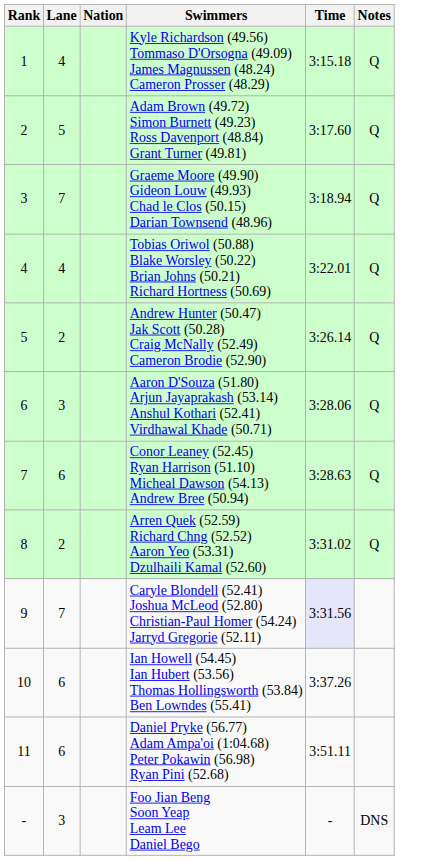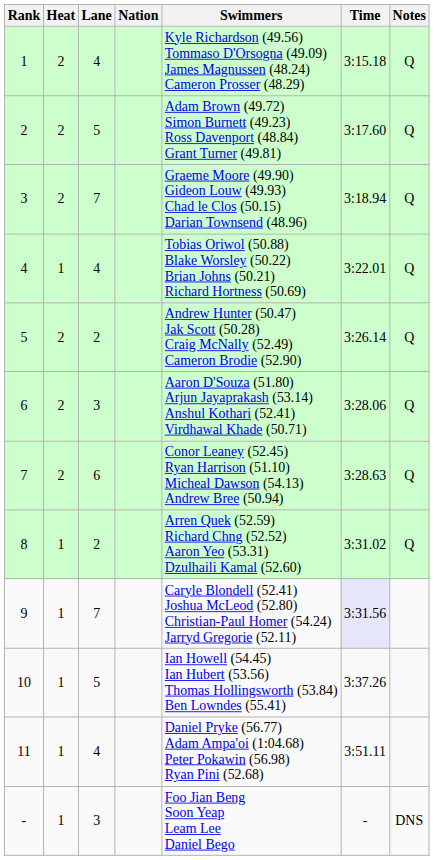+ column: (61, 15)
(62, 682) 6 -> (97, 682) 5
(62, 751) 6 -> (97, 751) 4
